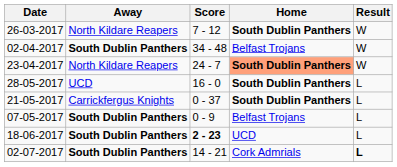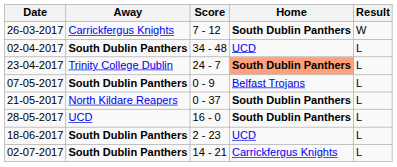(123, 30) North Kildare Reapers -> (121, 30) Carrickfergus Knights
(269, 48) Belfast Trojans -> (244, 48) UCD
(361, 48) W -> (359, 48) L
(123, 65) North Kildare Reapers -> (121, 65) Trinity College Dublin
(361, 65) W -> (359, 65) L
rows swapped: (35, 118) <-> (35, 83)
(121, 100) Carrickfergus Knights -> (123, 100) North Kildare Reapers
(207, 135) bold -> (207, 135) normal
(266, 153) Cork Admrials -> (285, 153) Carrickfergus Knights
(359, 153) bold -> (359, 153) normal
